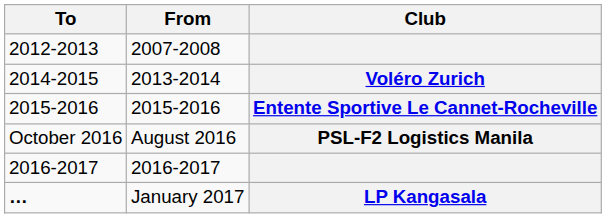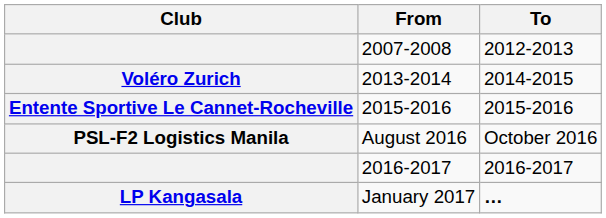columns swapped: (425, 19) <-> (66, 19)
